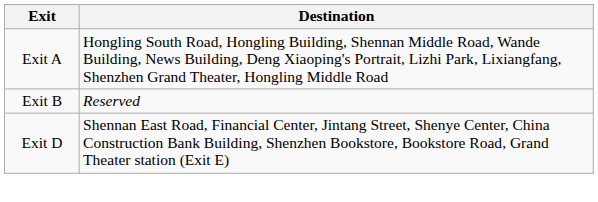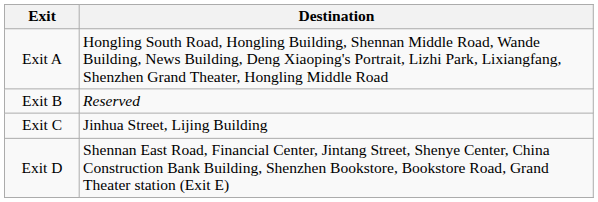+ row: (42, 125)
